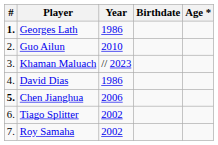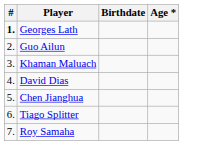- column: (116, 13)
(11, 98) bold -> (11, 98) normal
